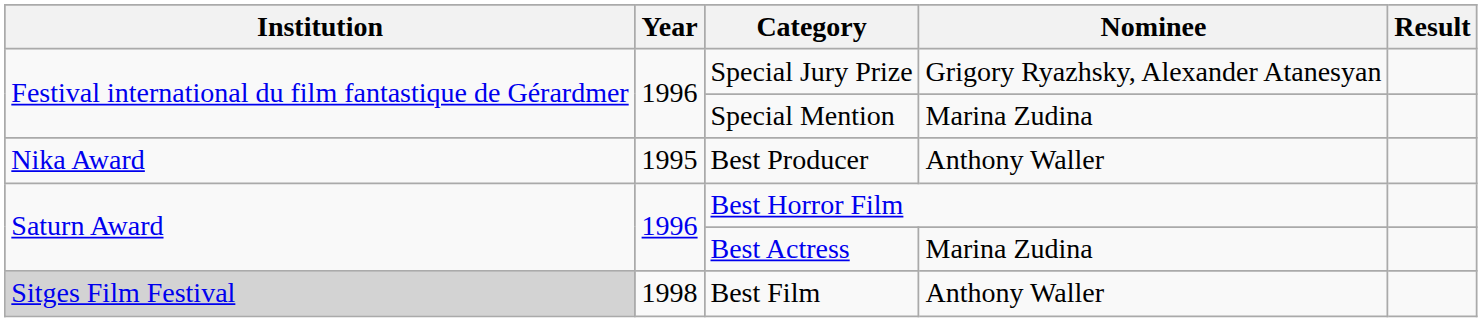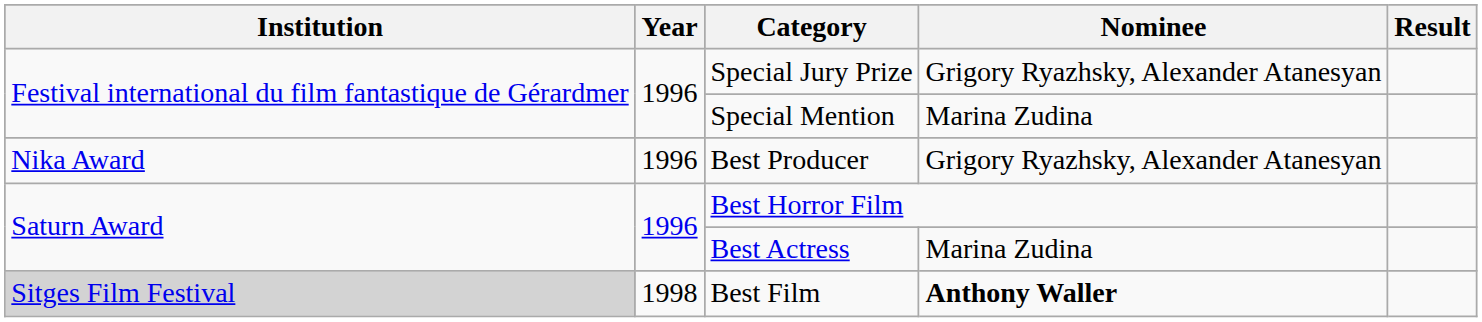(670, 159) 1995 -> (670, 159) 1996
(1015, 159) Anthony Waller -> (1154, 159) Grigory Ryazhsky, Alexander Atanesyan
(1015, 293) normal -> (1021, 293) bold
